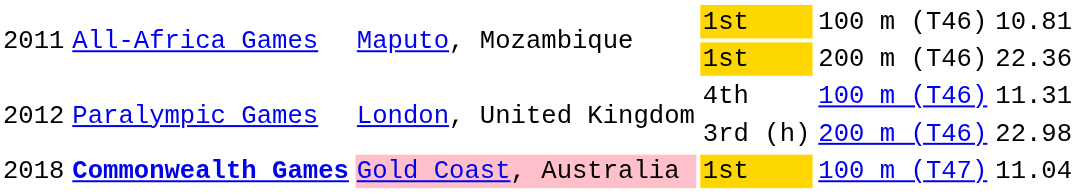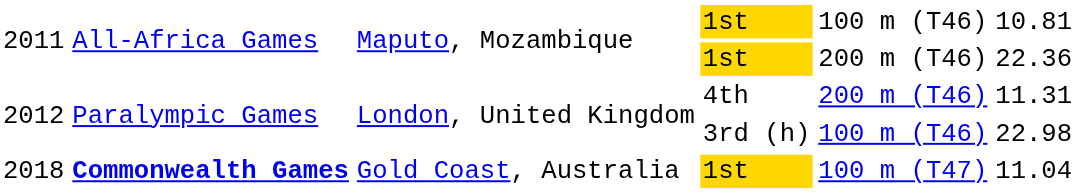(903, 97) 100 m (T46) -> (903, 97) 200 m (T46)
(903, 134) 200 m (T46) -> (903, 134) 100 m (T46)
(518, 171) pink background -> (518, 171) no background
